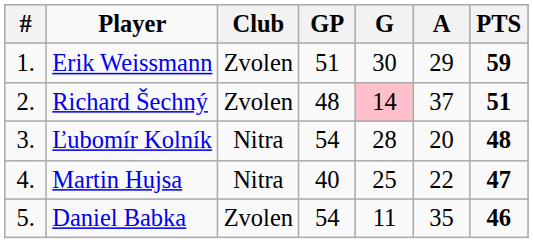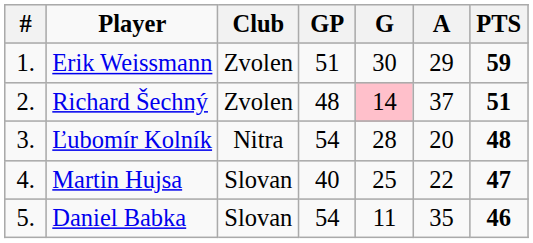(258, 179) Nitra -> (258, 179) Slovan
(258, 218) Zvolen -> (258, 218) Slovan
